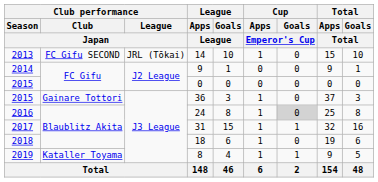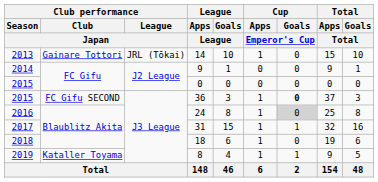(83, 55) FC Gifu SECOND -> (83, 55) Gainare Tottori
(83, 98) Gainare Tottori -> (83, 98) FC Gifu SECOND
(297, 98) normal -> (297, 98) bold
